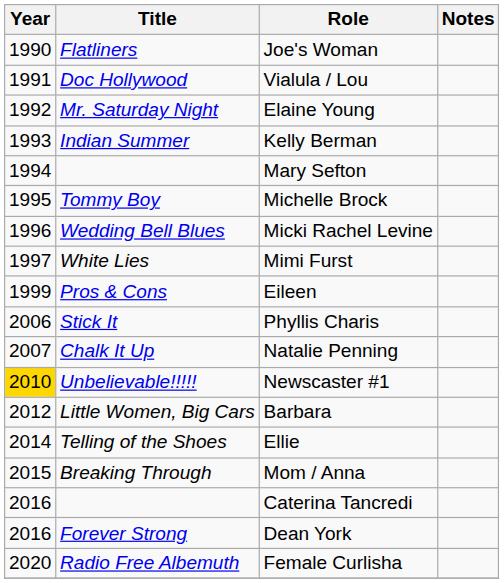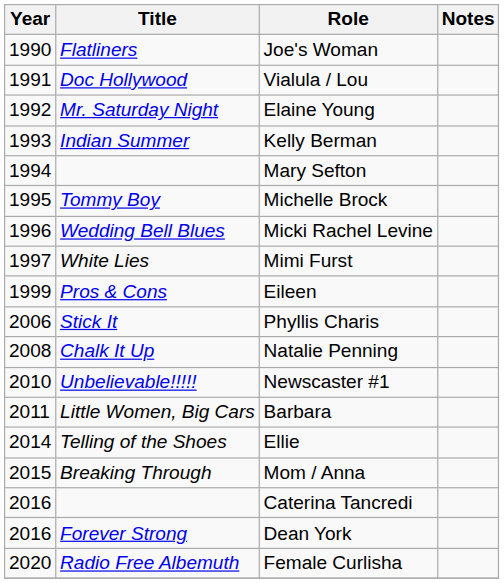(30, 351) 2007 -> (30, 351) 2008
(30, 381) gold background -> (30, 381) no background
(30, 412) 2012 -> (29, 412) 2011
